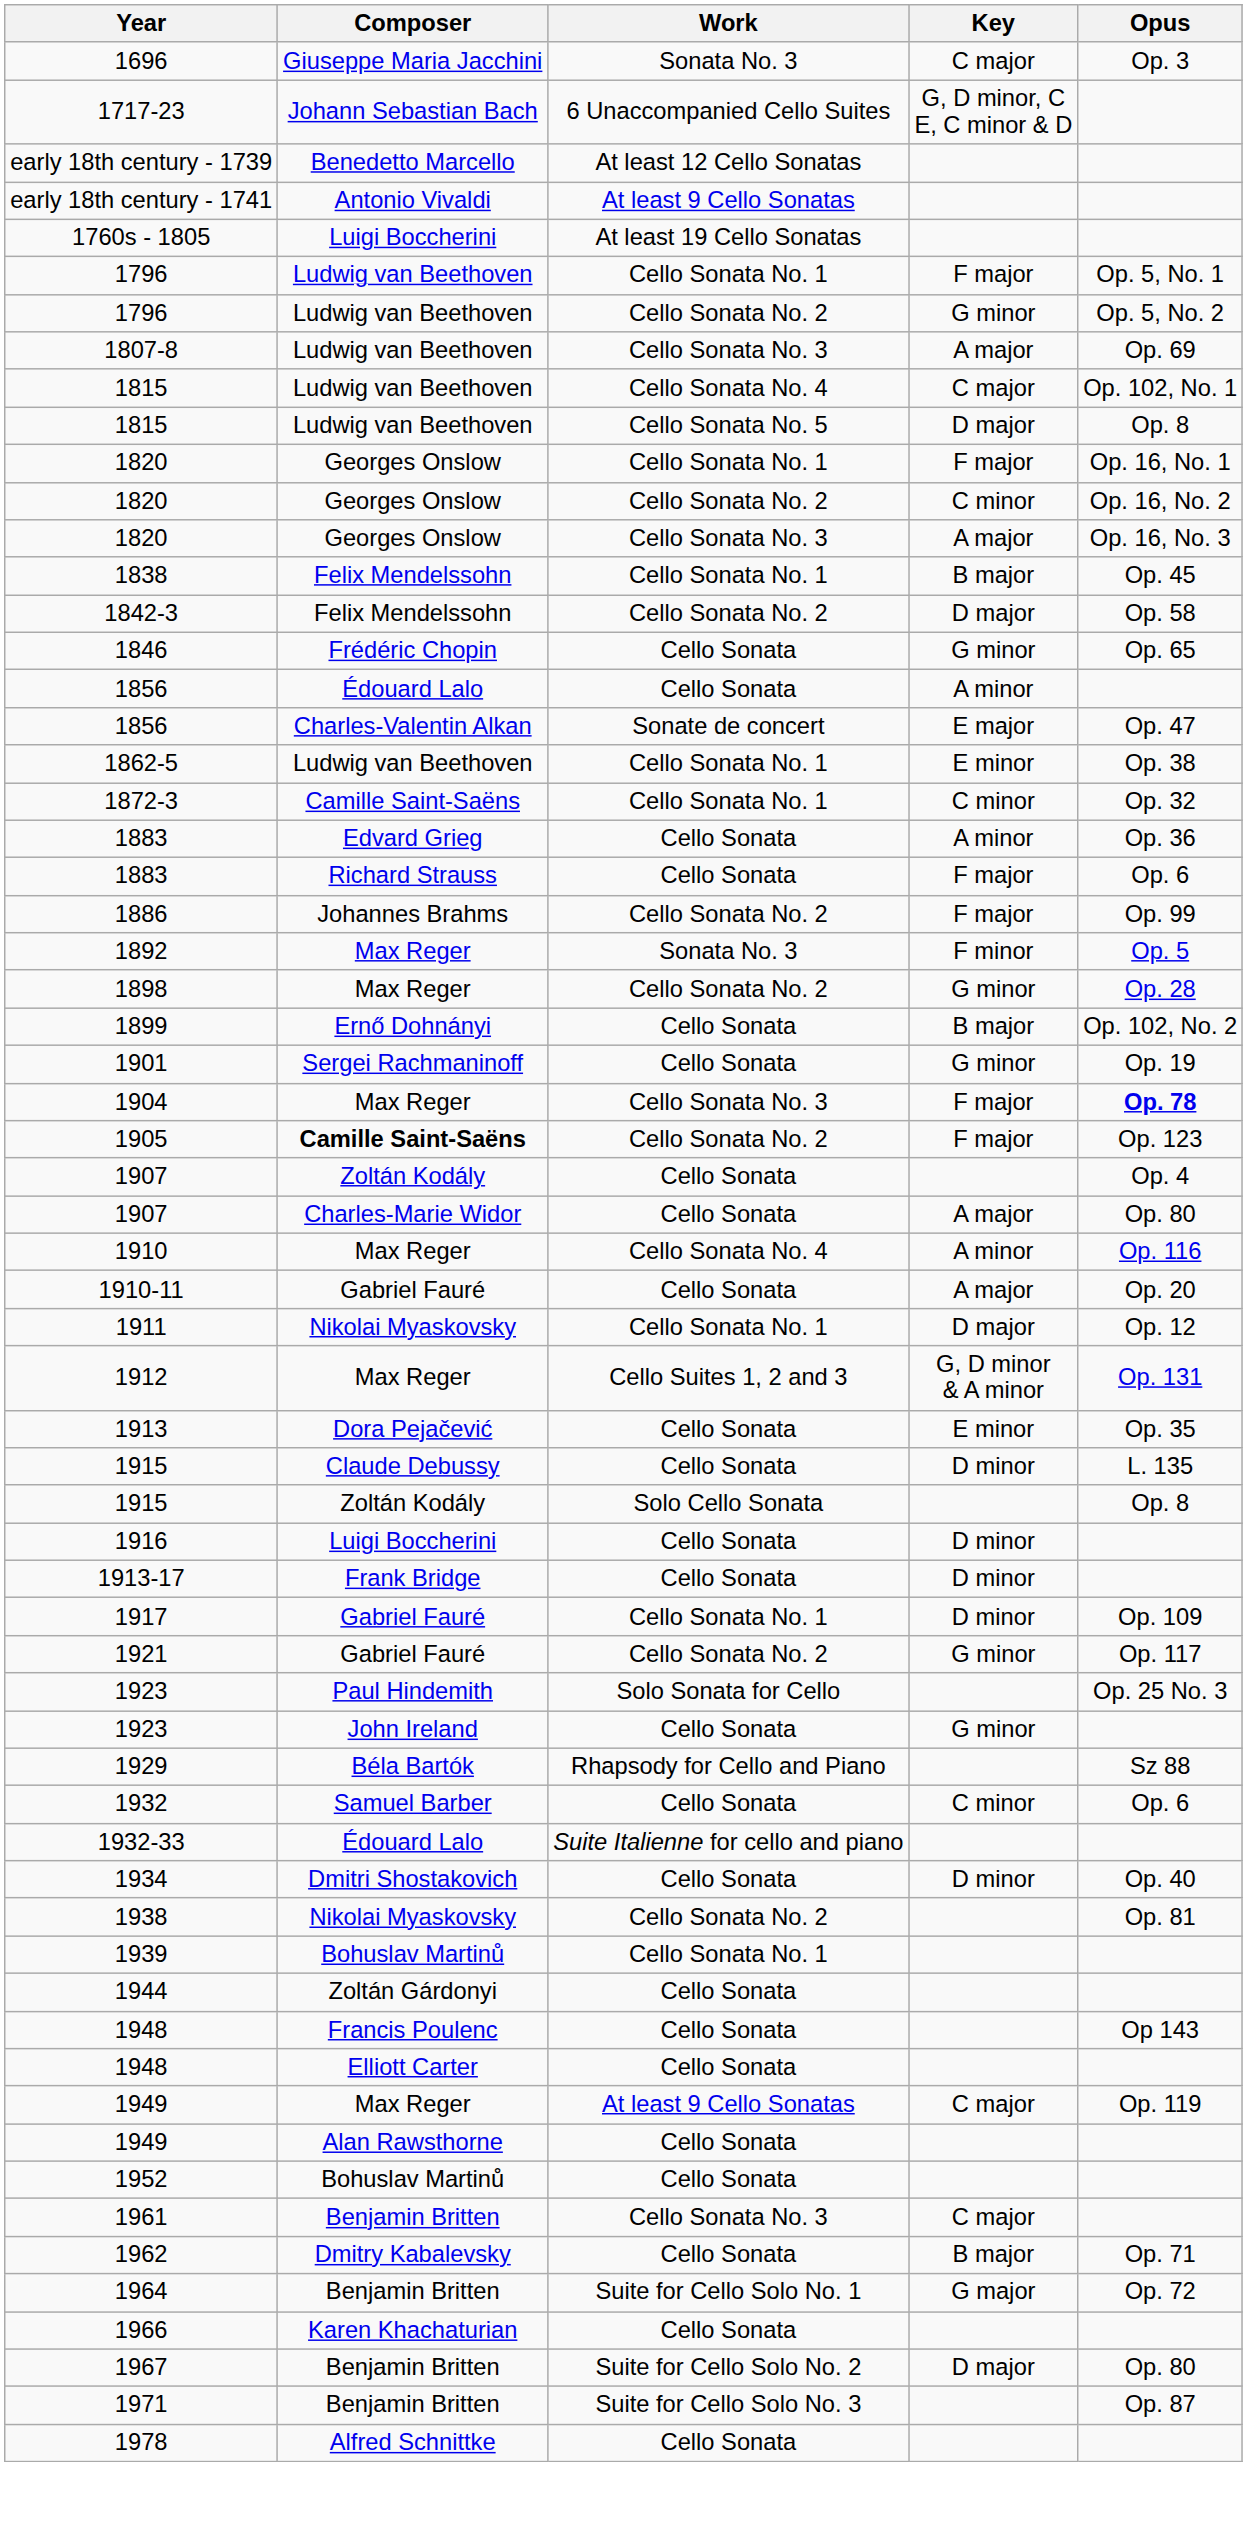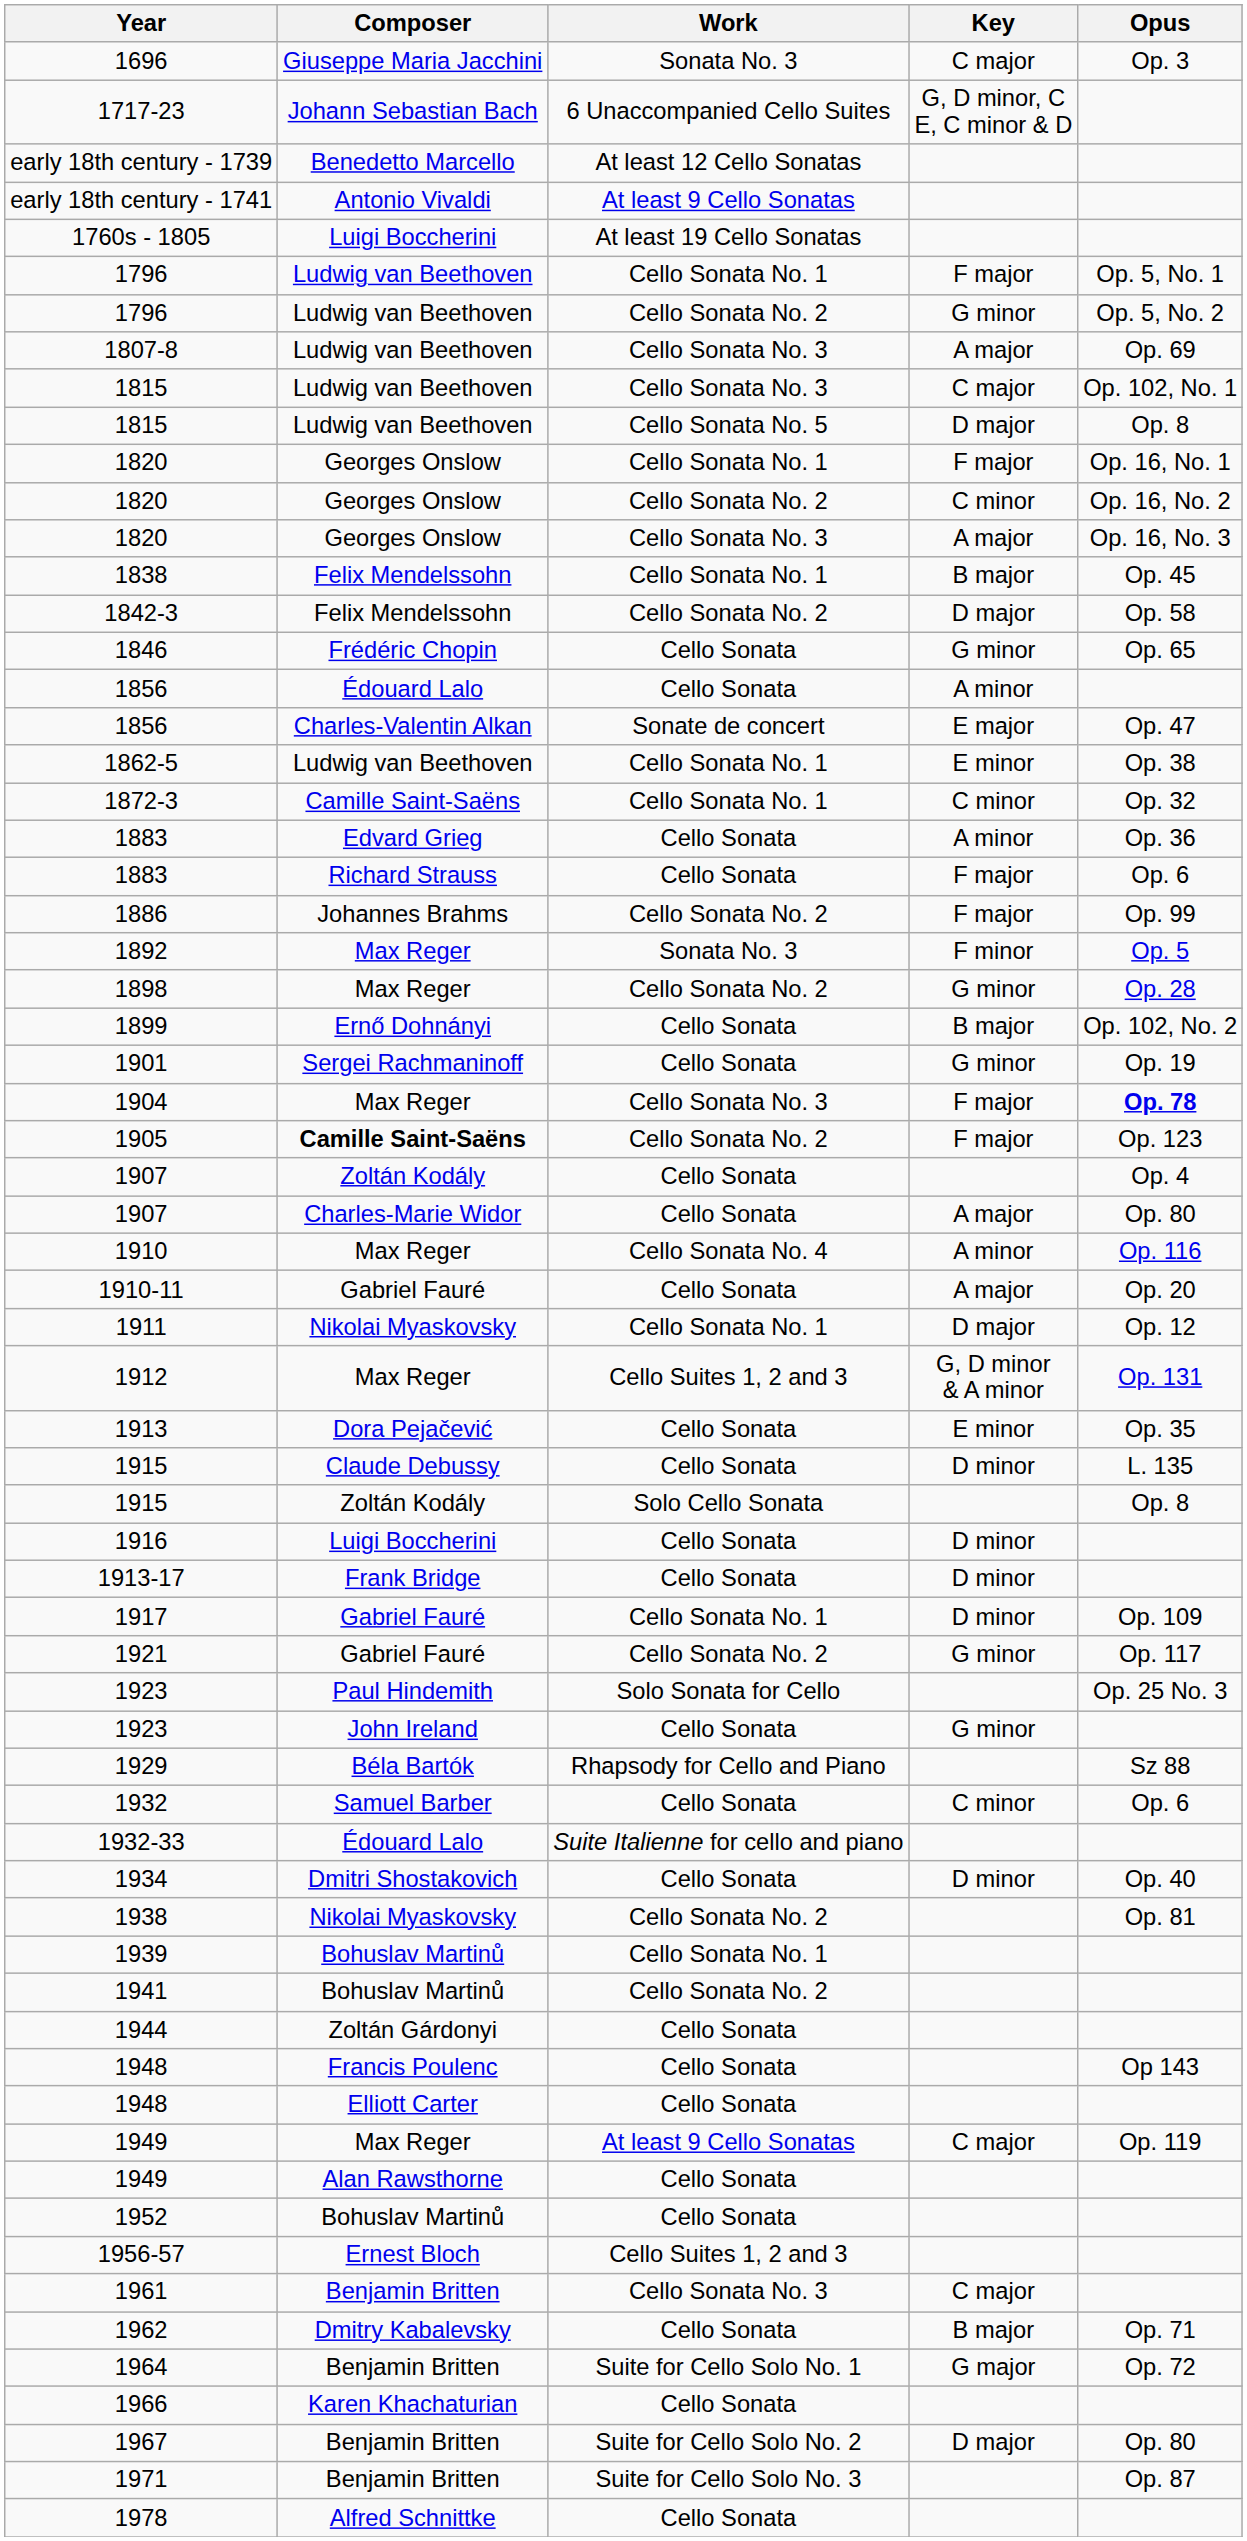(728, 387) Cello Sonata No. 4 -> (728, 387) Cello Sonata No. 3
+ row: (141, 1991)
+ row: (141, 2254)
